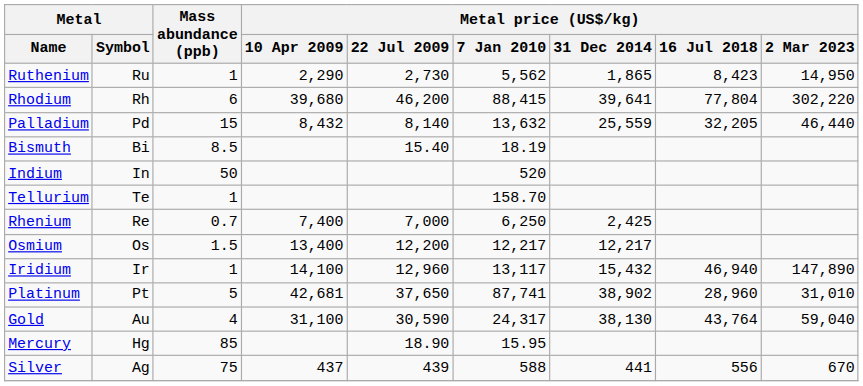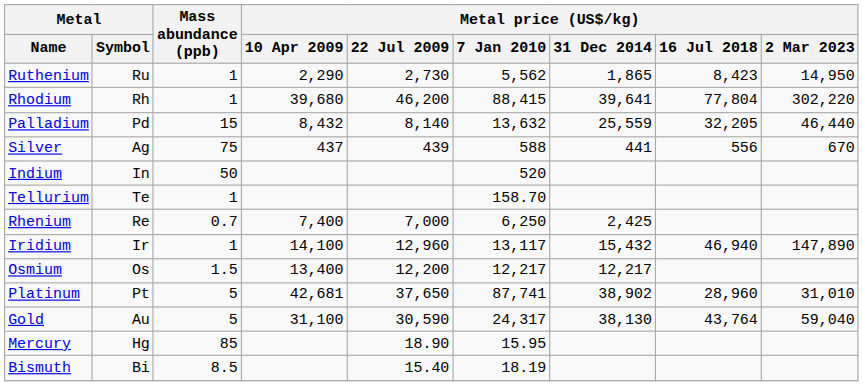(233, 100) 6 -> (233, 100) 1
rows swapped: (35, 368) <-> (40, 149)
rows swapped: (35, 246) <-> (40, 271)
(233, 319) 4 -> (233, 319) 5
